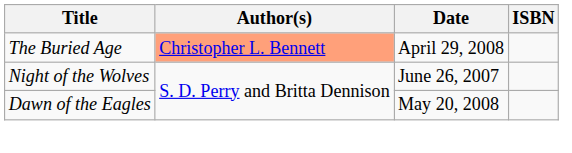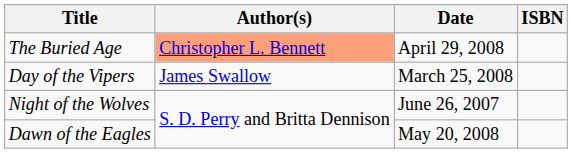+ row: (72, 76)
